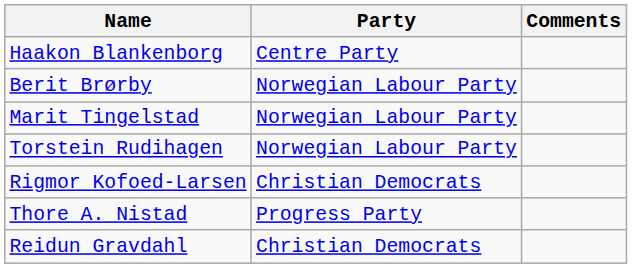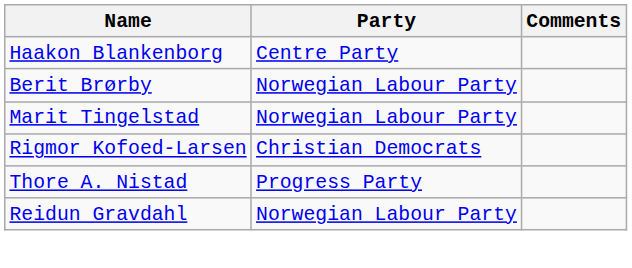- row: (116, 150)
(369, 246) Christian Democrats -> (386, 214) Norwegian Labour Party
